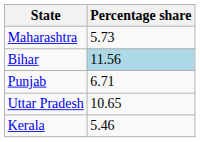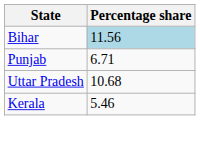- row: (42, 37)
(106, 103) 10.65 -> (106, 81) 10.68
